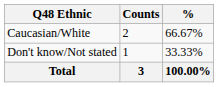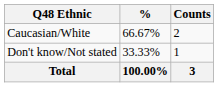columns swapped: (141, 14) <-> (188, 14)
